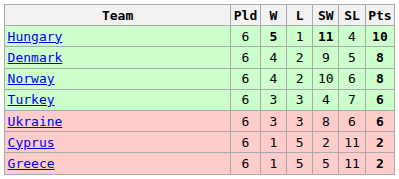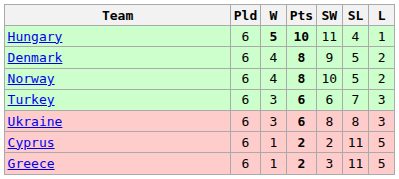columns swapped: (300, 15) <-> (380, 15)
(326, 36) bold -> (329, 36) normal
(352, 79) 6 -> (355, 79) 5
(326, 100) 4 -> (329, 100) 6
(352, 121) 6 -> (355, 121) 8
(326, 163) 5 -> (329, 163) 3
